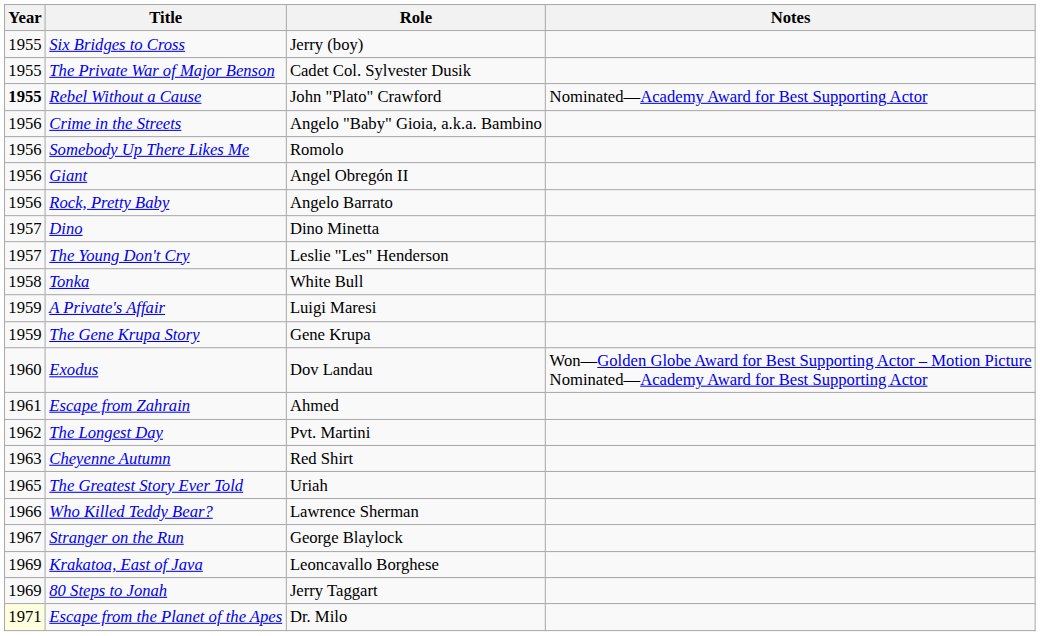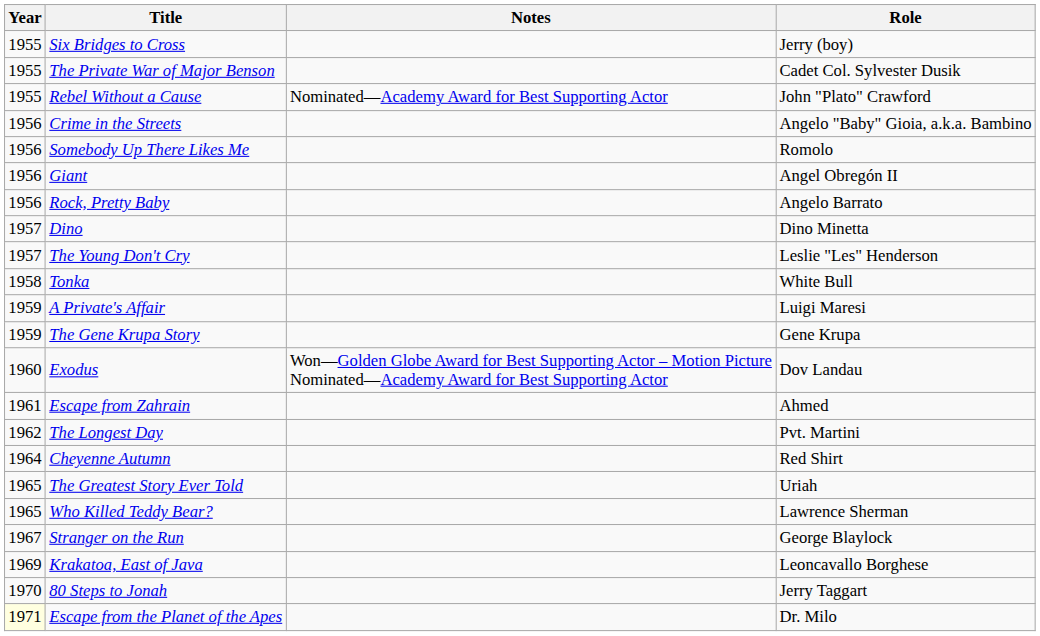columns swapped: (416, 17) <-> (791, 17)
(25, 96) bold -> (25, 96) normal
(25, 458) 1963 -> (25, 458) 1964
(25, 511) 1966 -> (25, 511) 1965
(25, 590) 1969 -> (25, 590) 1970
